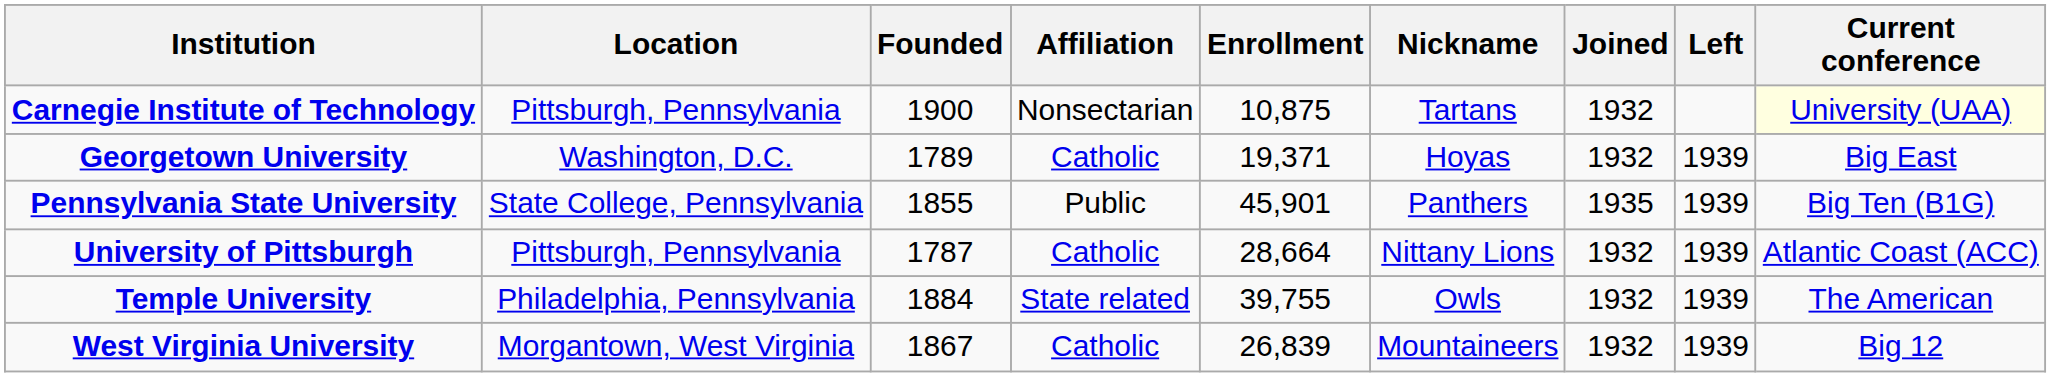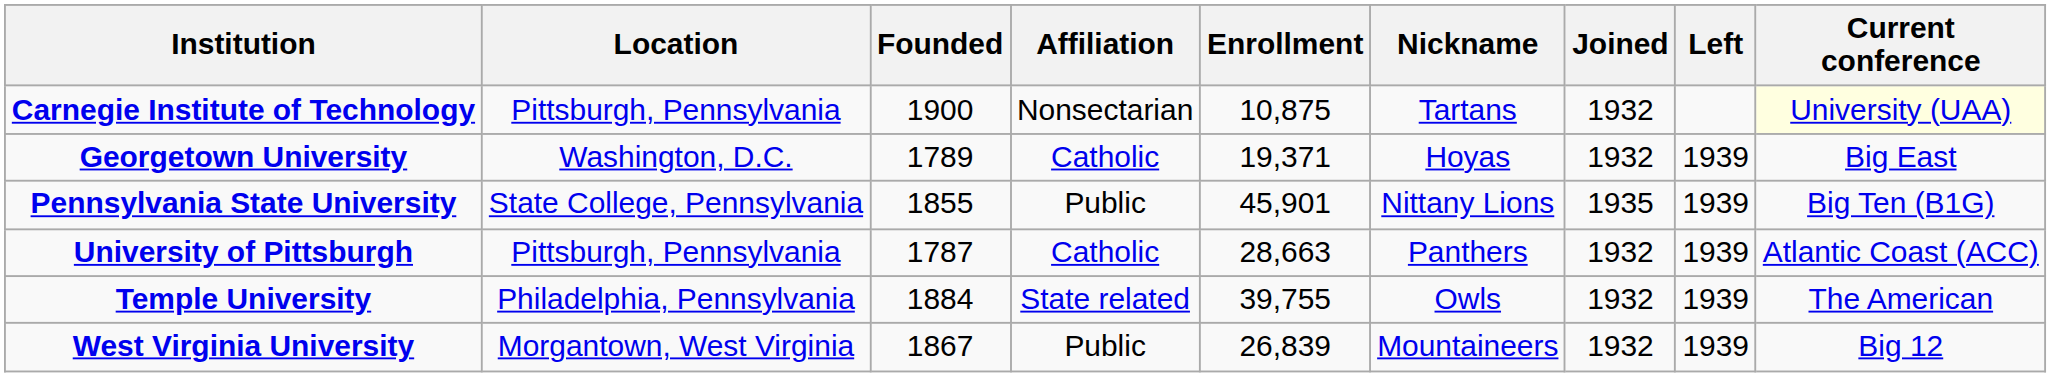(1468, 204) Panthers -> (1468, 204) Nittany Lions
(1285, 251) 28,664 -> (1285, 251) 28,663
(1468, 251) Nittany Lions -> (1468, 251) Panthers
(1105, 346) Catholic -> (1105, 346) Public
